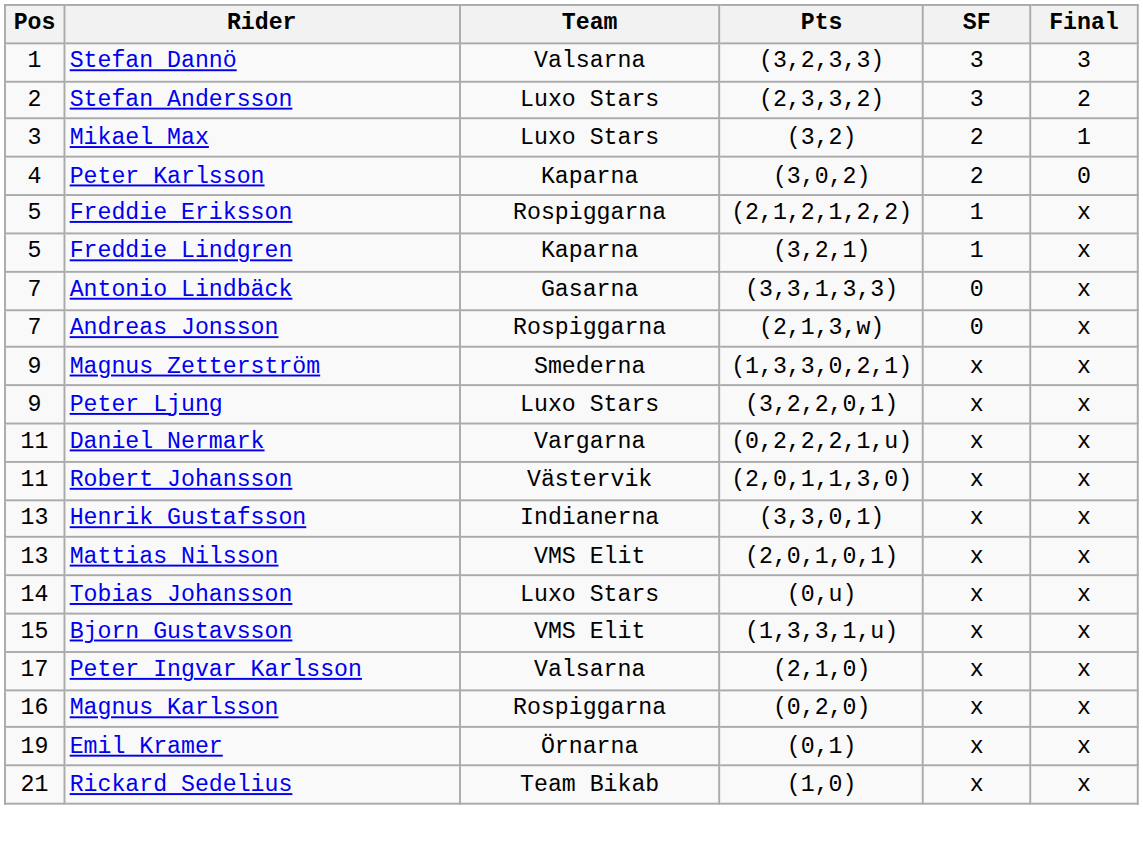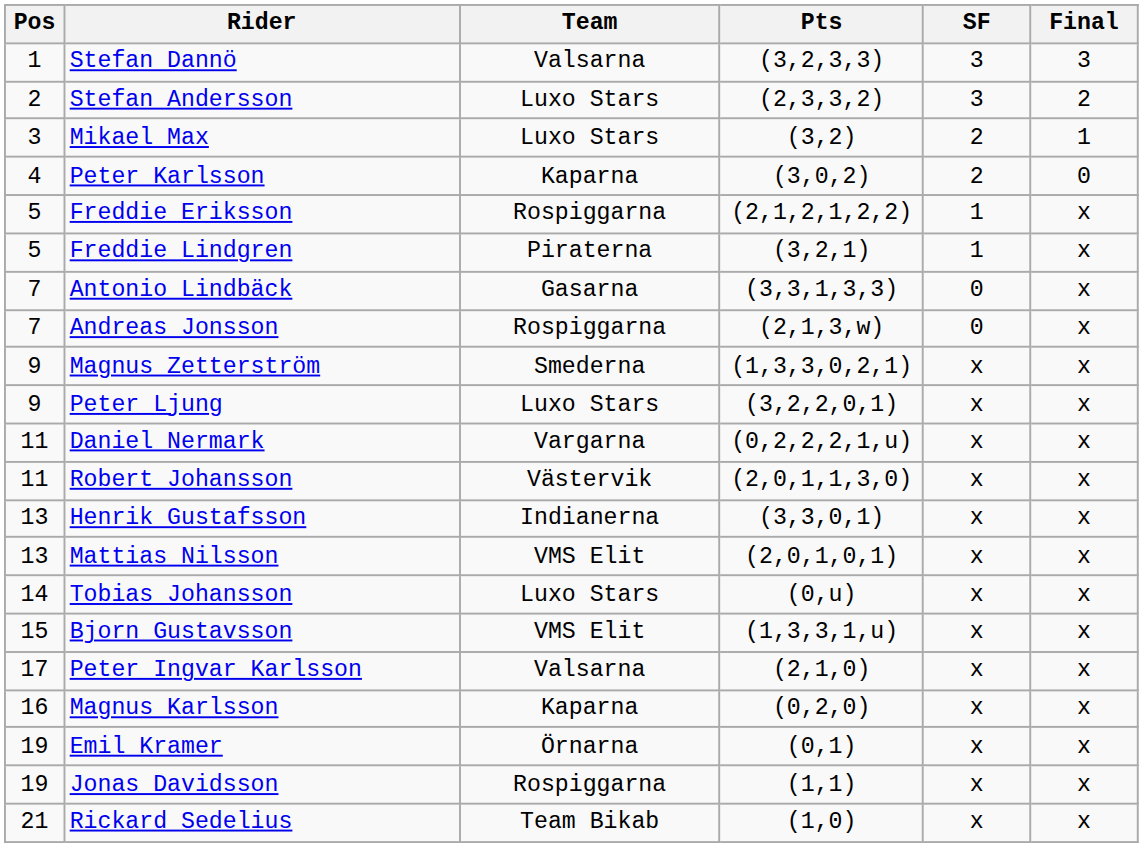(590, 252) Kaparna -> (590, 252) Piraterna
(590, 709) Rospiggarna -> (590, 709) Kaparna
+ row: (174, 785)
